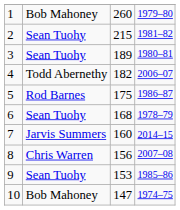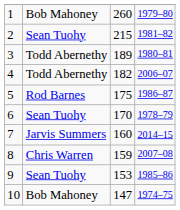(56, 54) Sean Tuohy -> (67, 54) Todd Abernethy
(123, 114) 168 -> (123, 114) 170
(123, 154) 156 -> (123, 154) 159
